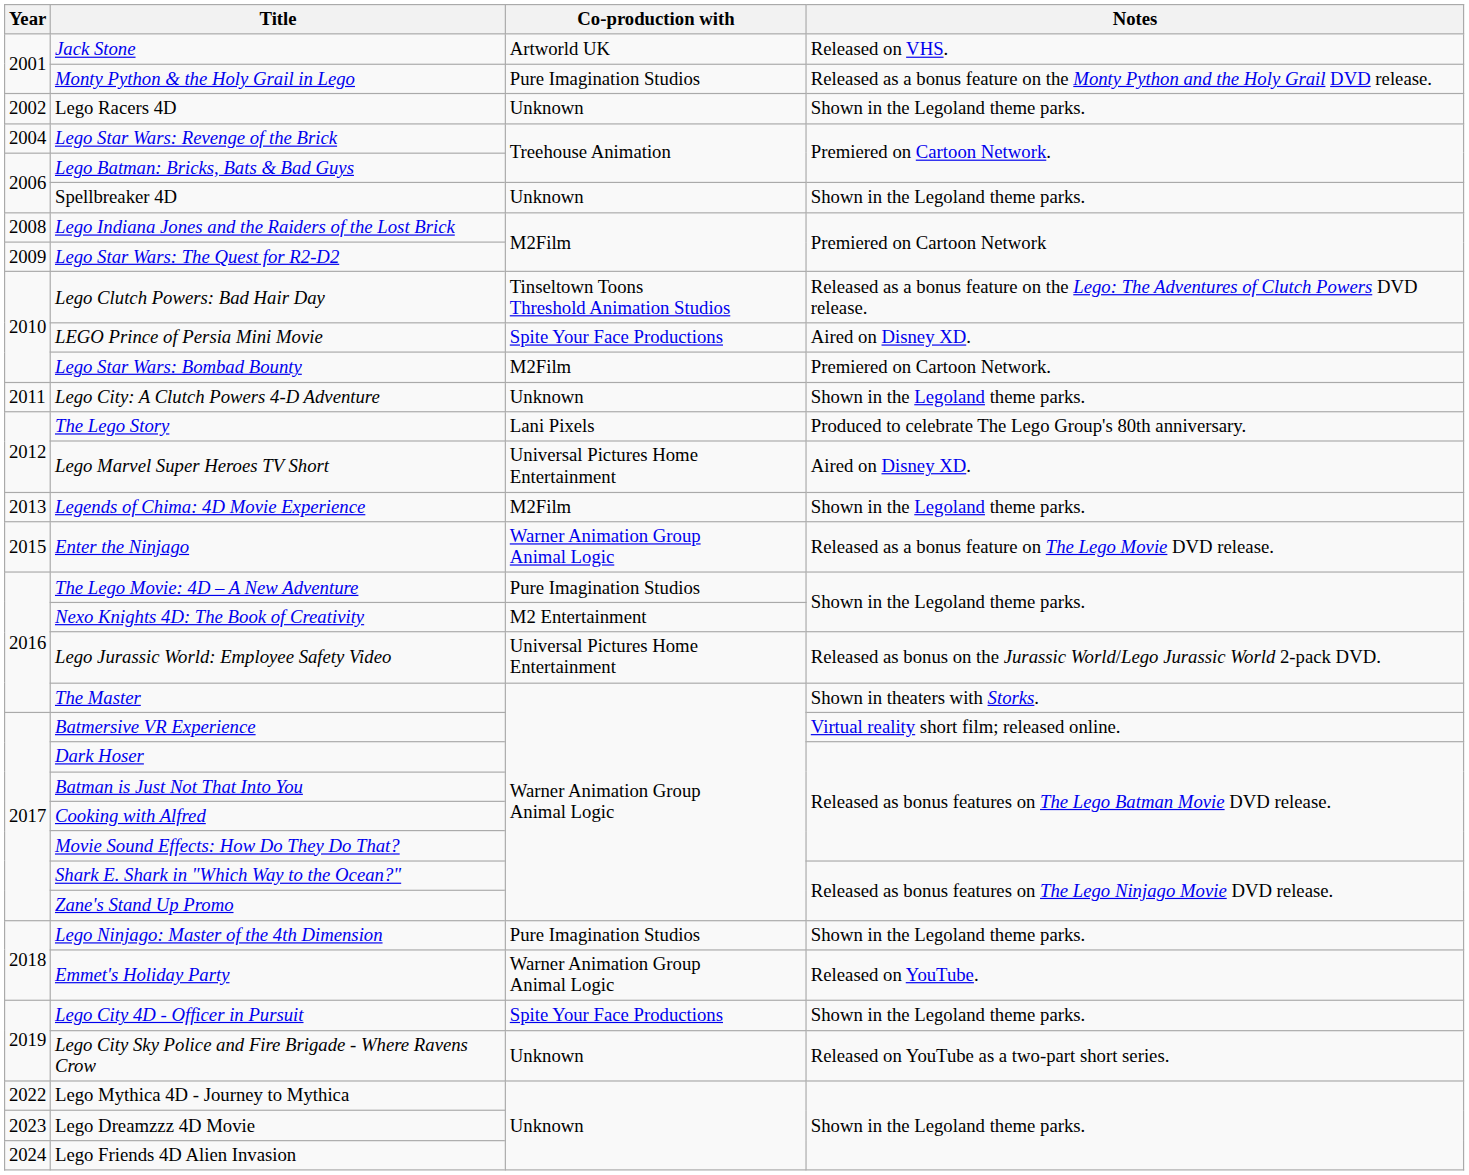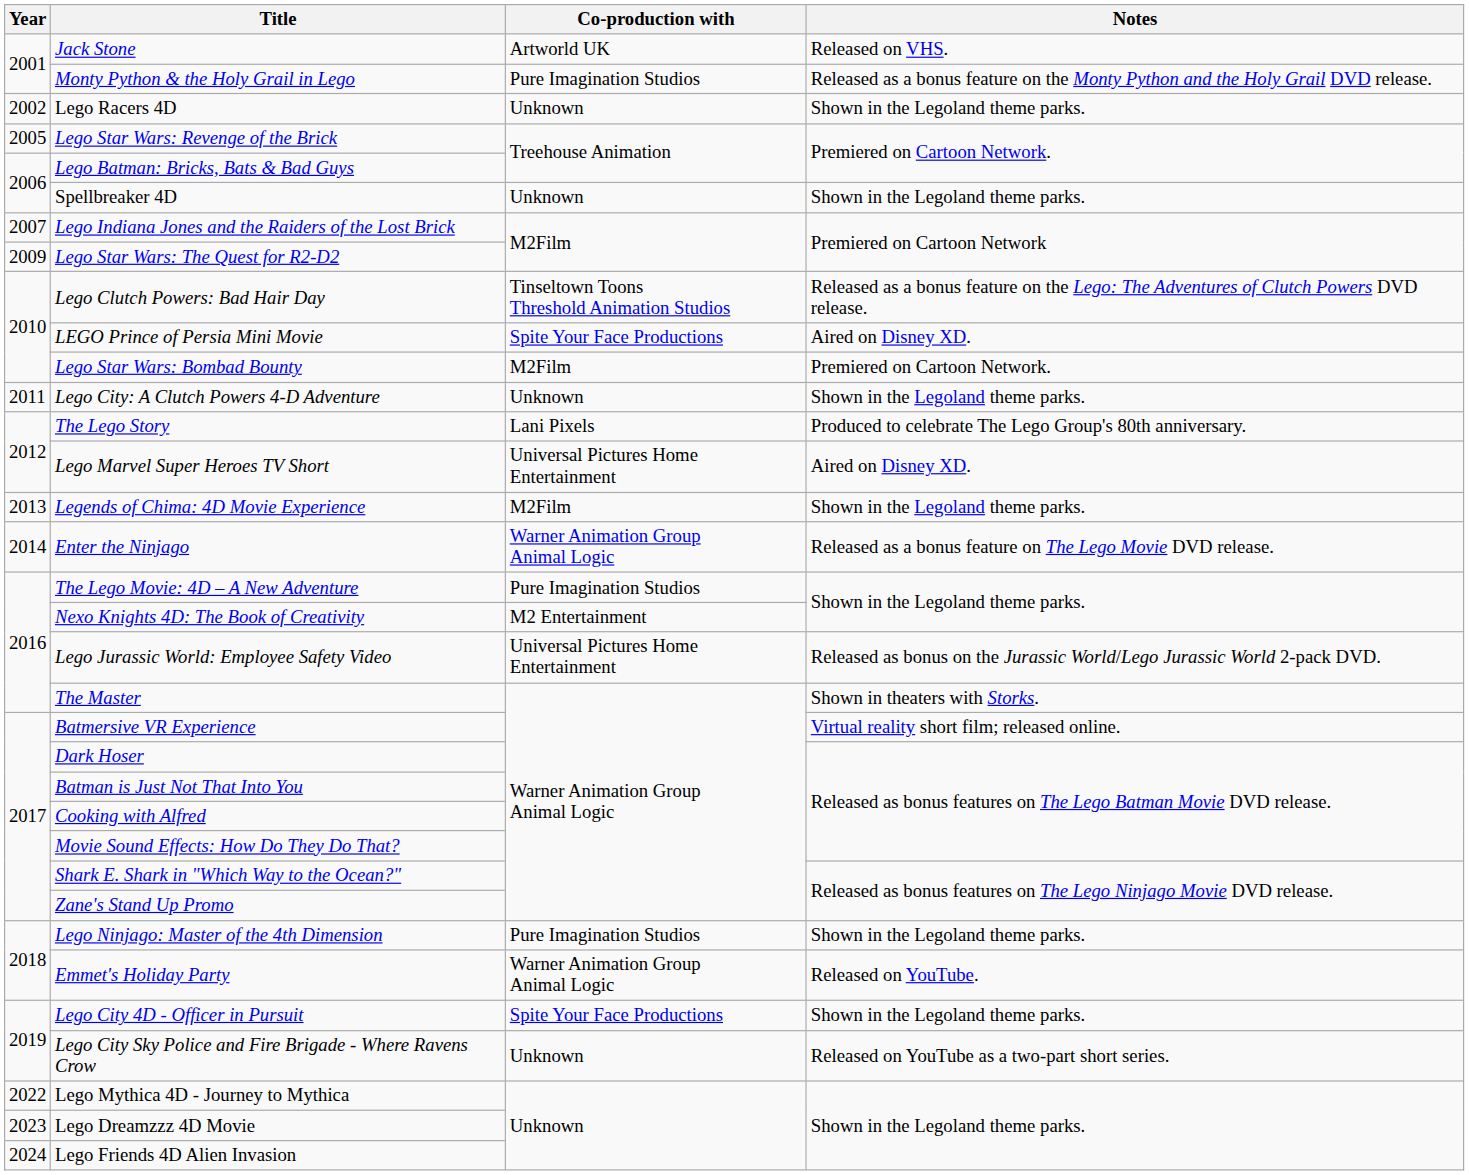(28, 138) 2004 -> (28, 138) 2005
(28, 227) 2008 -> (28, 227) 2007
(28, 547) 2015 -> (28, 547) 2014
